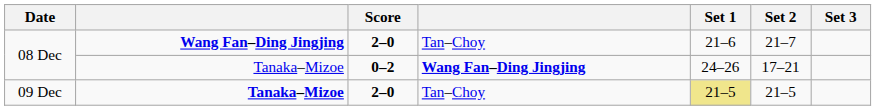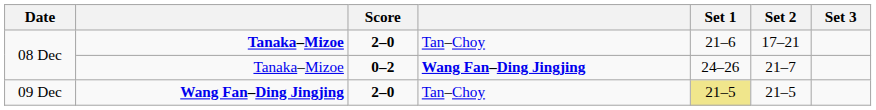(262, 42) Wang Fan–Ding Jingjing -> (296, 42) Tanaka–Mizoe
(781, 42) 21–7 -> (781, 42) 17–21
(781, 67) 17–21 -> (781, 67) 21–7
(296, 93) Tanaka–Mizoe -> (262, 93) Wang Fan–Ding Jingjing
